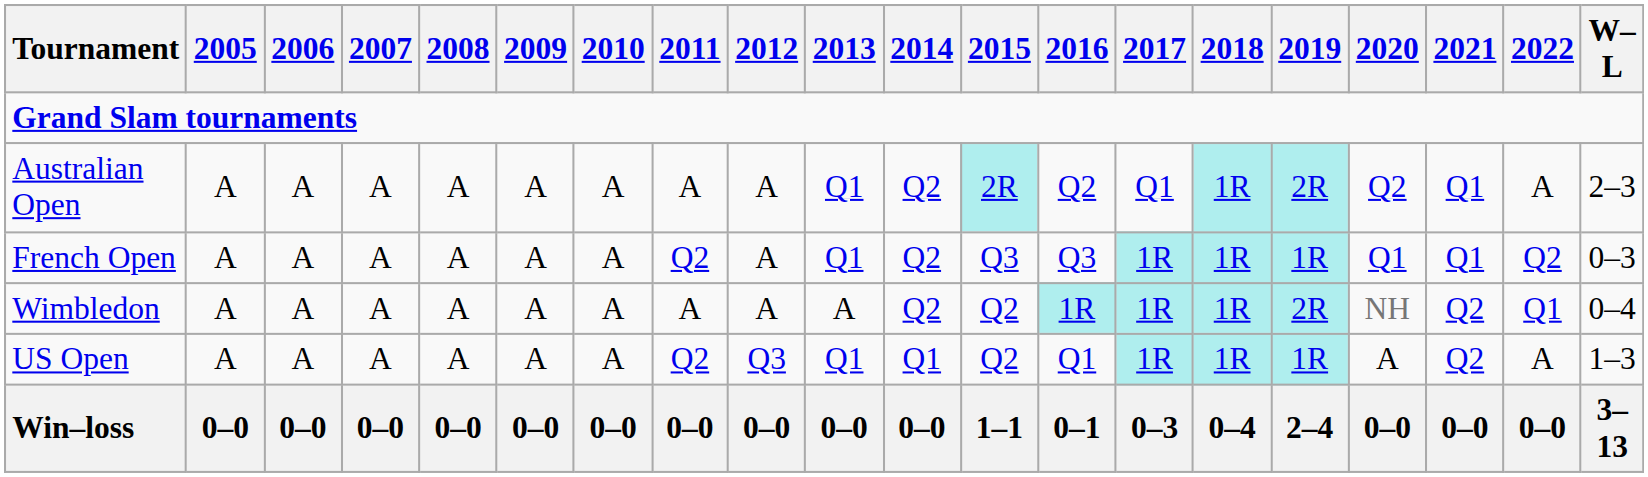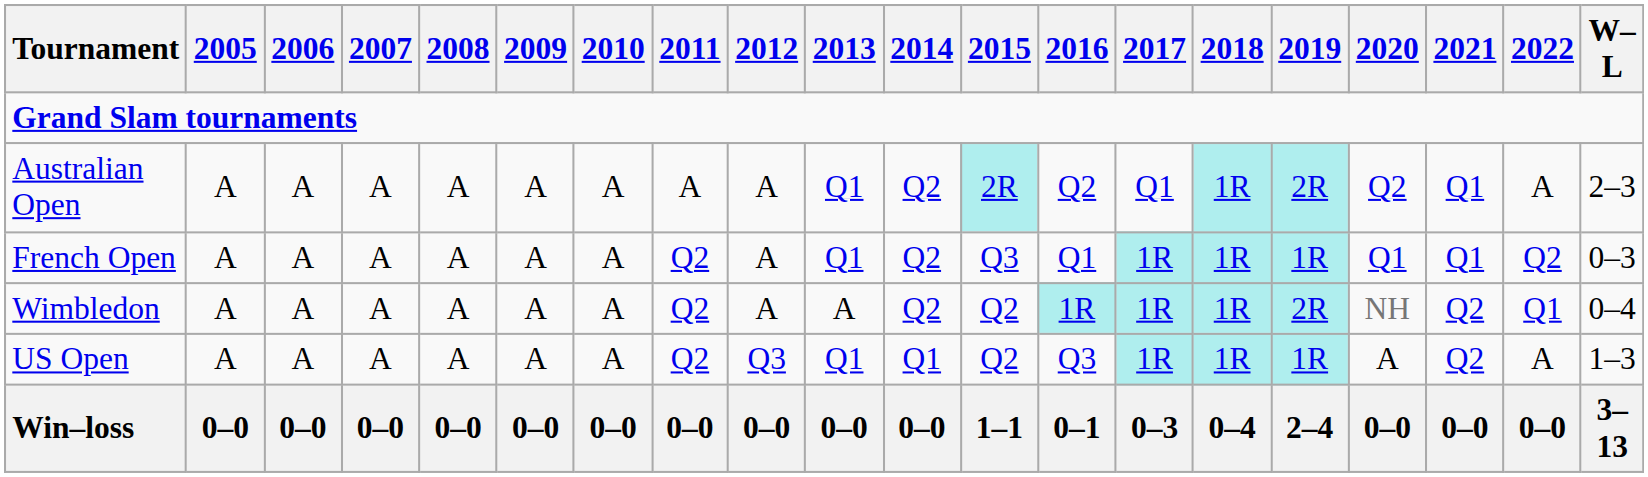(1077, 256) Q3 -> (1077, 256) Q1
(690, 307) A -> (690, 307) Q2
(1077, 358) Q1 -> (1077, 358) Q3
